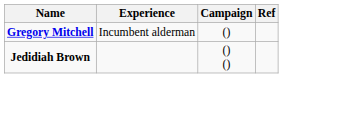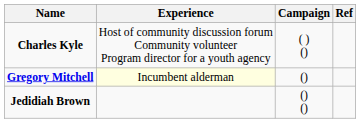+ row: (50, 45)
(147, 32) no background -> (186, 77) lightyellow background
